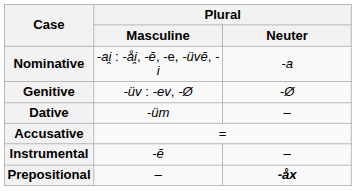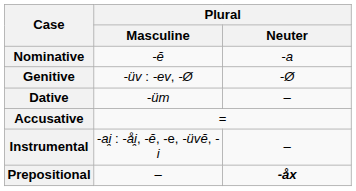(158, 63) -ai̯ : -åi̯, -ĕ, -e, -üvĕ, -i -> (158, 56) -ĕ
(158, 154) -ĕ -> (158, 147) -ai̯ : -åi̯, -ĕ, -e, -üvĕ, -i
